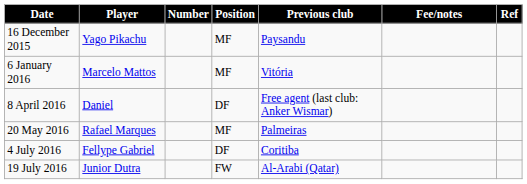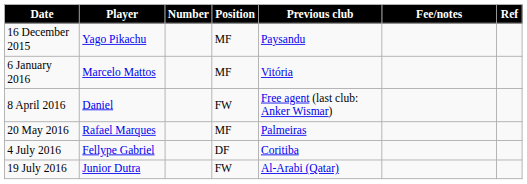(222, 104) DF -> (223, 104) FW
